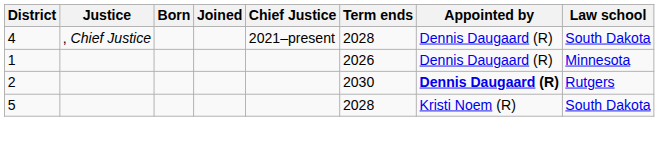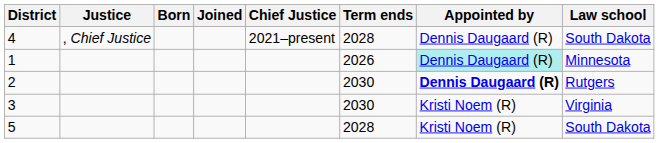(486, 60) no background -> (486, 60) paleturquoise background
+ row: (12, 104)
